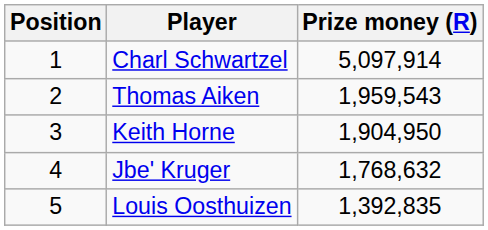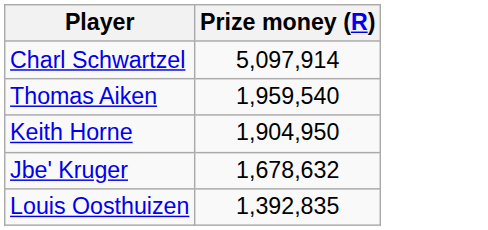- column: (56, 22)
(390, 96) 1,959,543 -> (288, 96) 1,959,540
(390, 170) 1,768,632 -> (288, 170) 1,678,632
